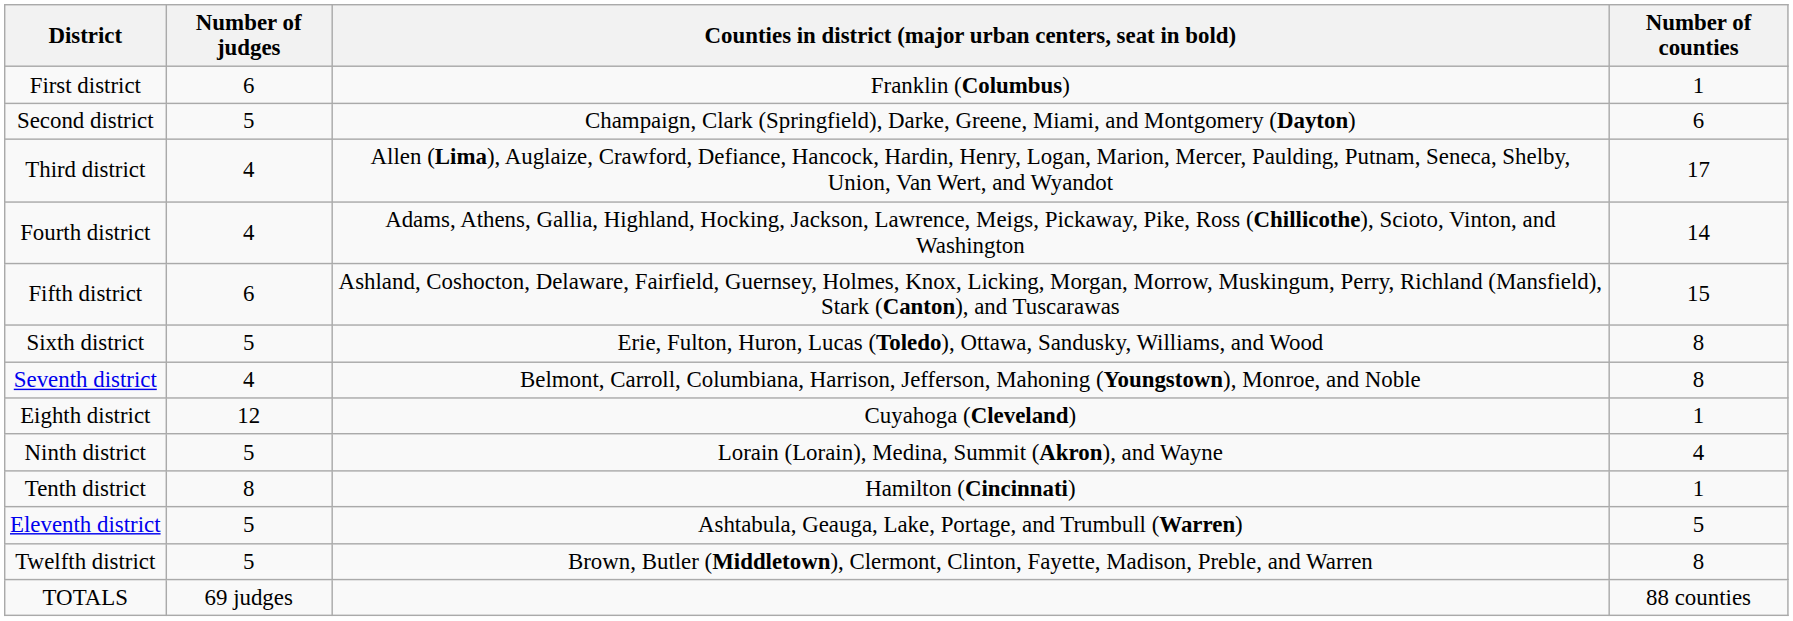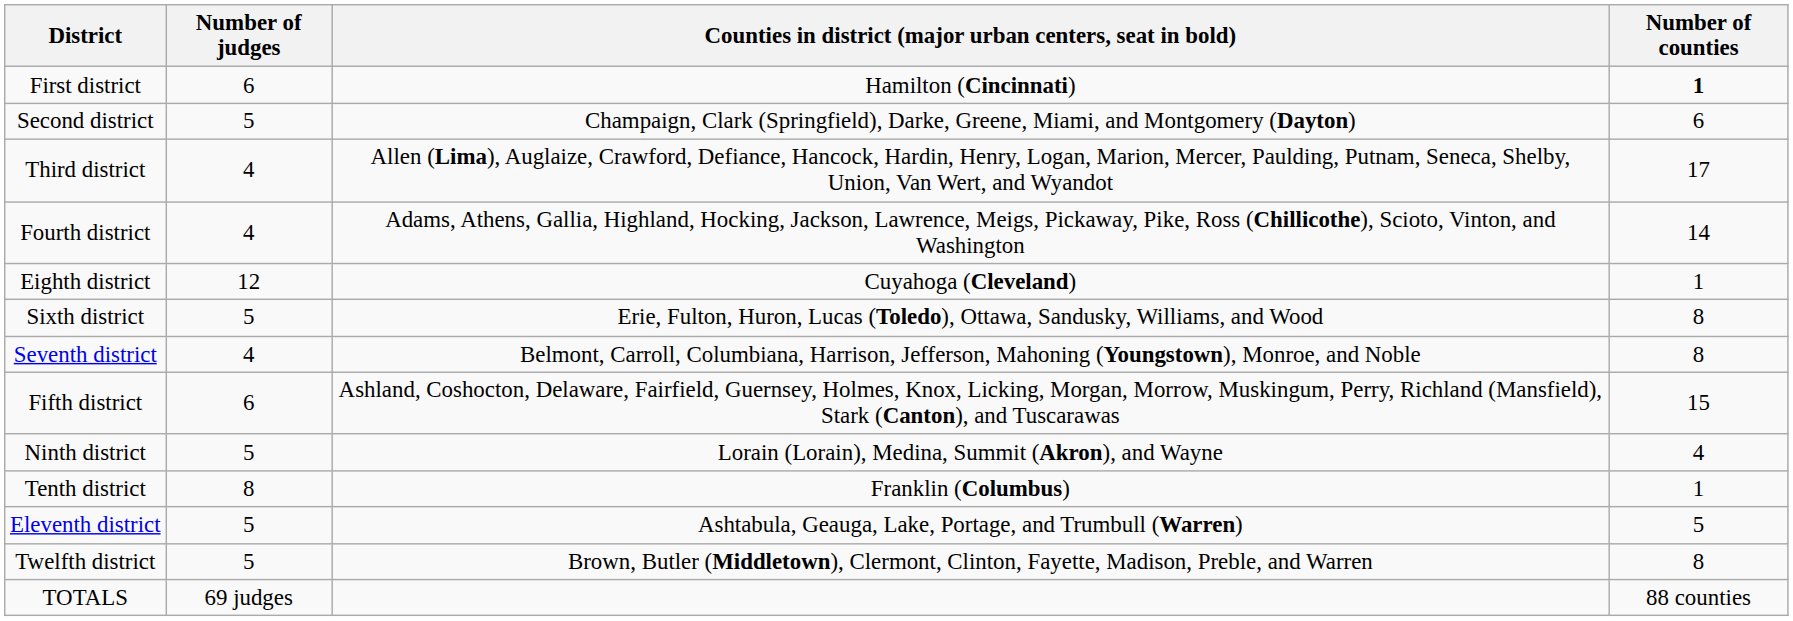(970, 84) Franklin (Columbus) -> (970, 84) Hamilton (Cincinnati)
(1699, 84) normal -> (1699, 84) bold
rows swapped: (85, 294) <-> (85, 415)
(970, 488) Hamilton (Cincinnati) -> (970, 488) Franklin (Columbus)
